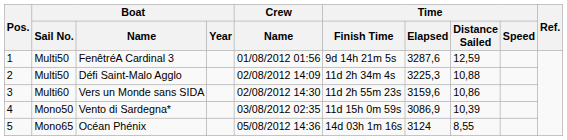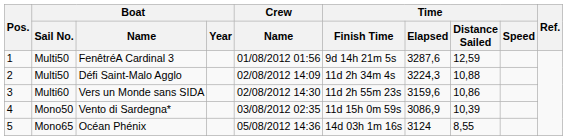(424, 76) 3225,3 -> (424, 76) 3224,3
